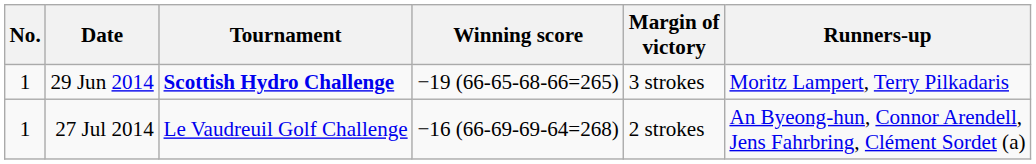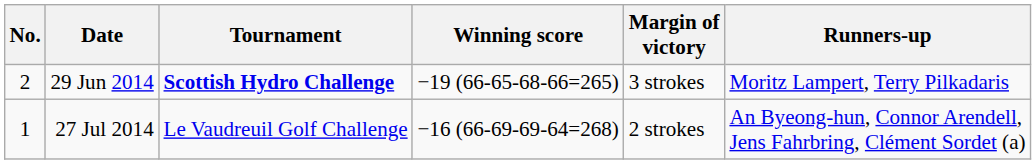(25, 81) 1 -> (25, 81) 2
